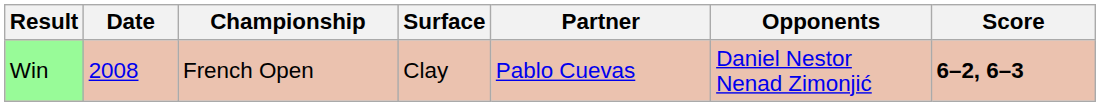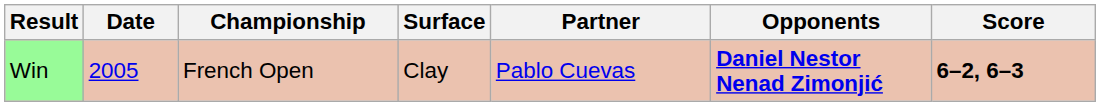(114, 70) 2008 -> (114, 70) 2005
(794, 70) normal -> (800, 70) bold
